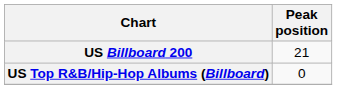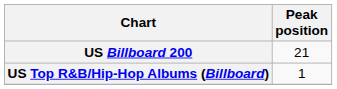(302, 73) 0 -> (302, 73) 1
